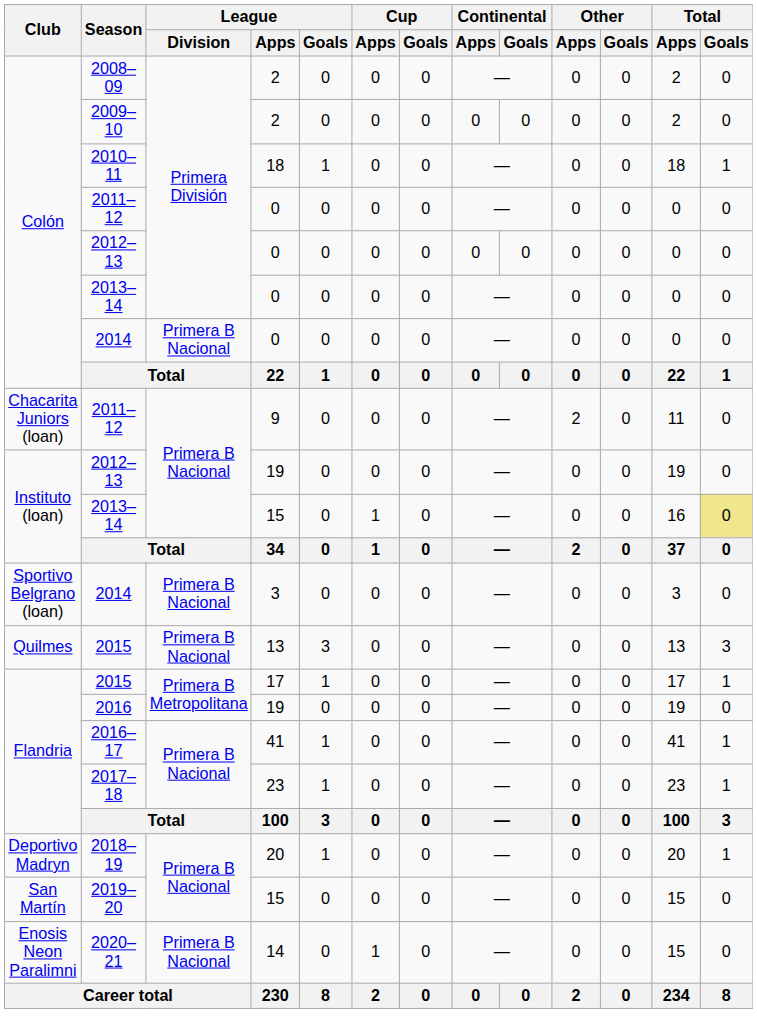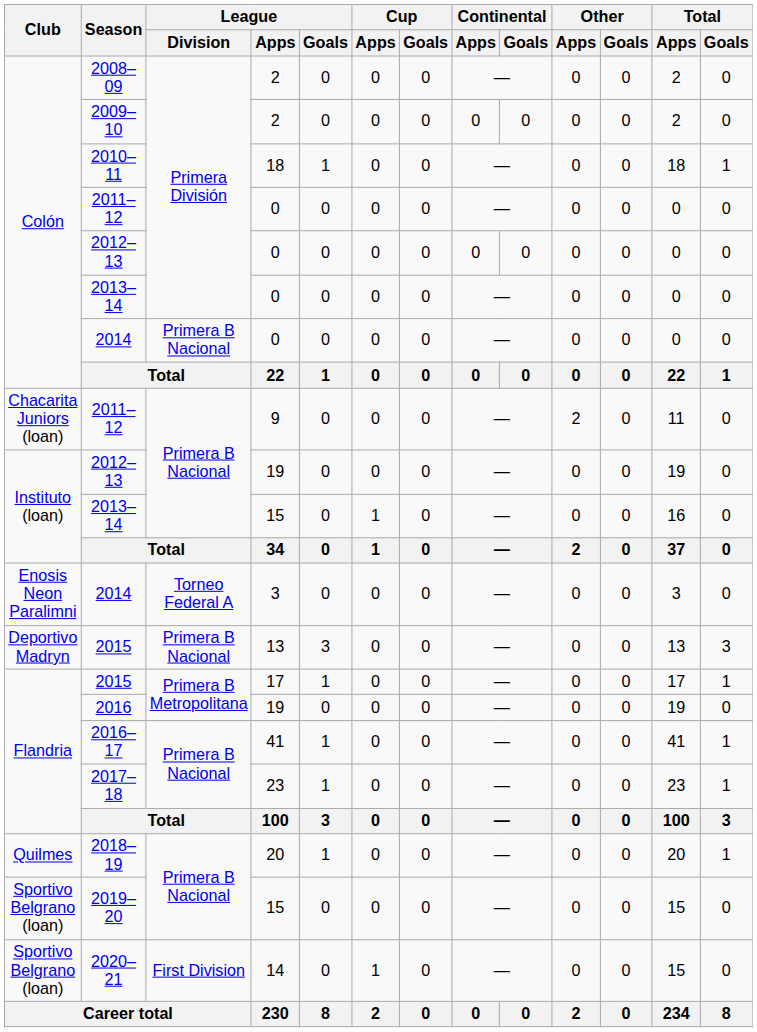(726, 515) khaki background -> (726, 515) no background
(43, 594) Sportivo Belgrano (loan) -> (43, 594) Enosis Neon Paralimni
(199, 594) Primera B Nacional -> (199, 594) Torneo Federal A
(43, 647) Quilmes -> (43, 647) Deportivo Madryn
(43, 855) Deportivo Madryn -> (43, 855) Quilmes
(43, 899) San Martín -> (43, 908) Sportivo Belgrano (loan)
(43, 952) Enosis Neon Paralimni -> (43, 970) Sportivo Belgrano (loan)
(199, 952) Primera B Nacional -> (199, 970) First Division
